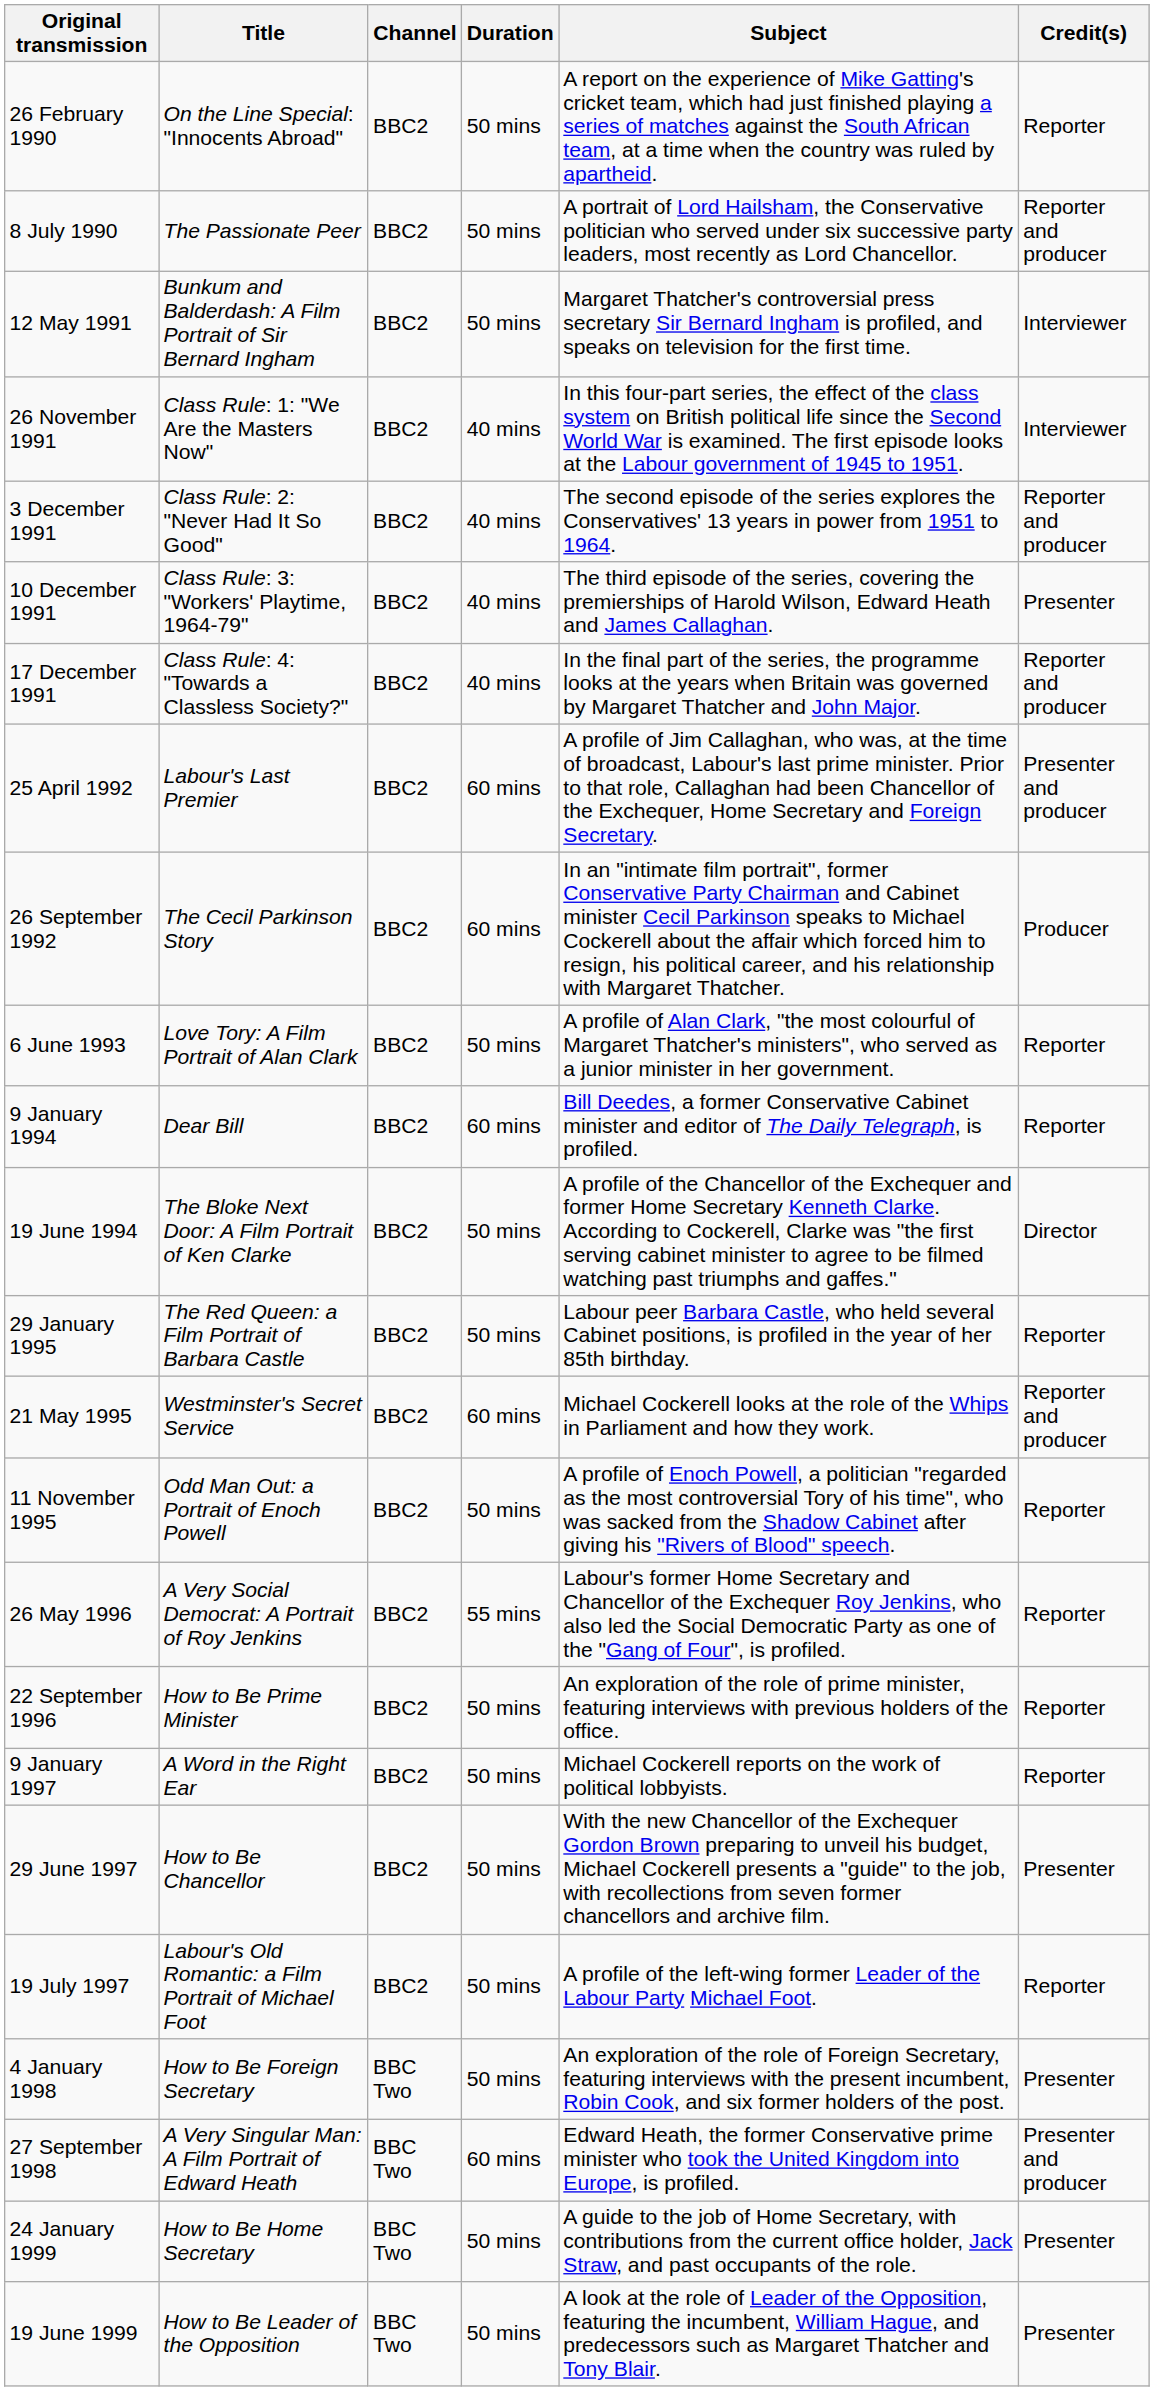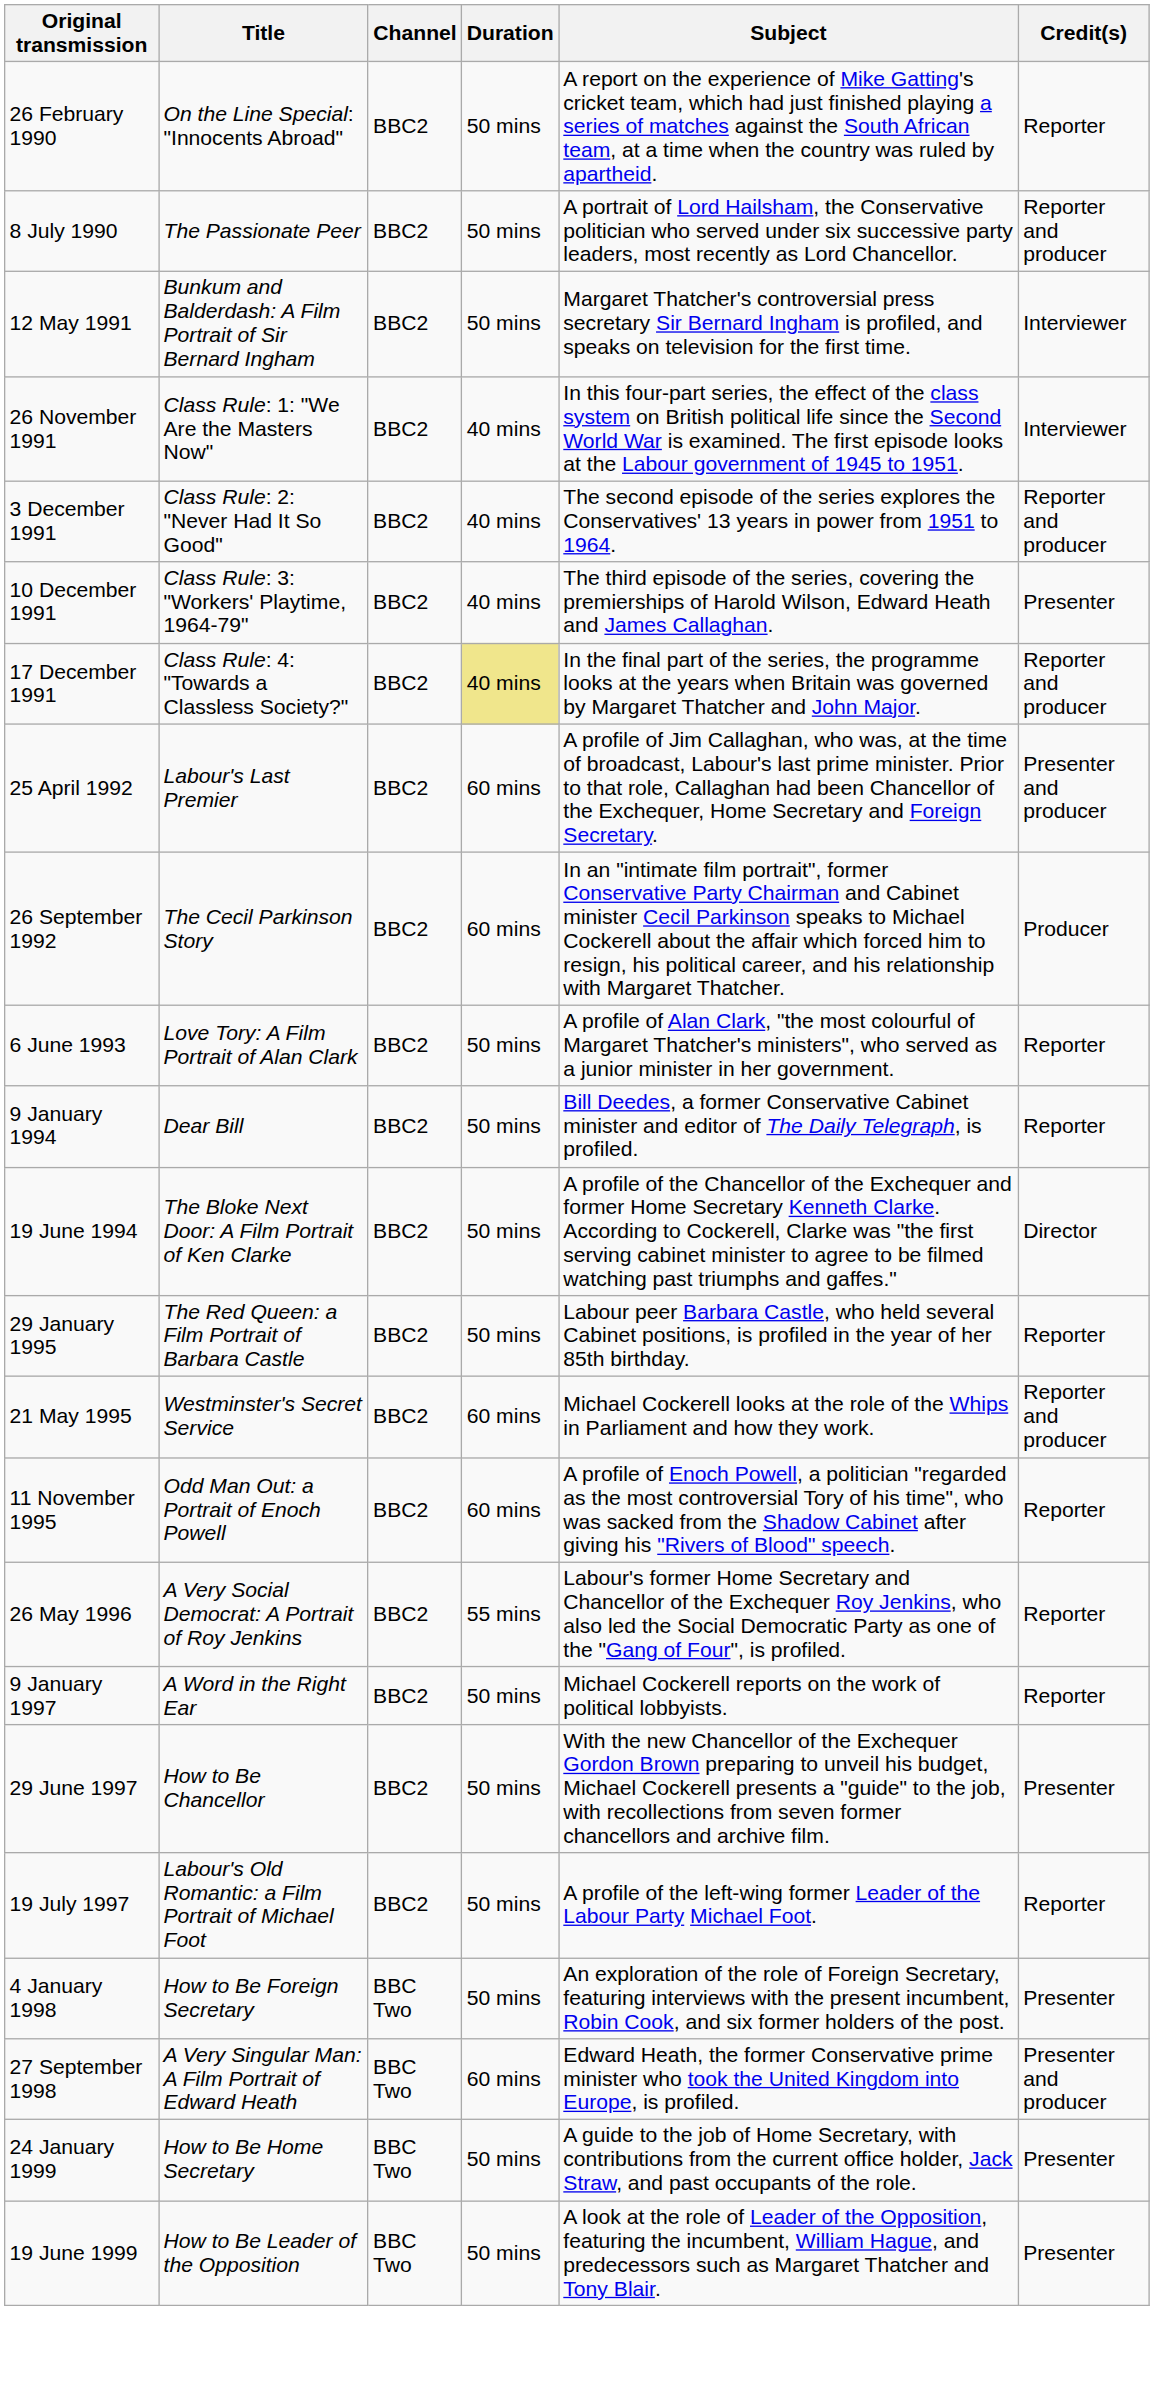(504, 683) no background -> (504, 683) khaki background
(504, 1126) 60 mins -> (504, 1126) 50 mins
(504, 1509) 50 mins -> (504, 1509) 60 mins
- row: (76, 1707)
